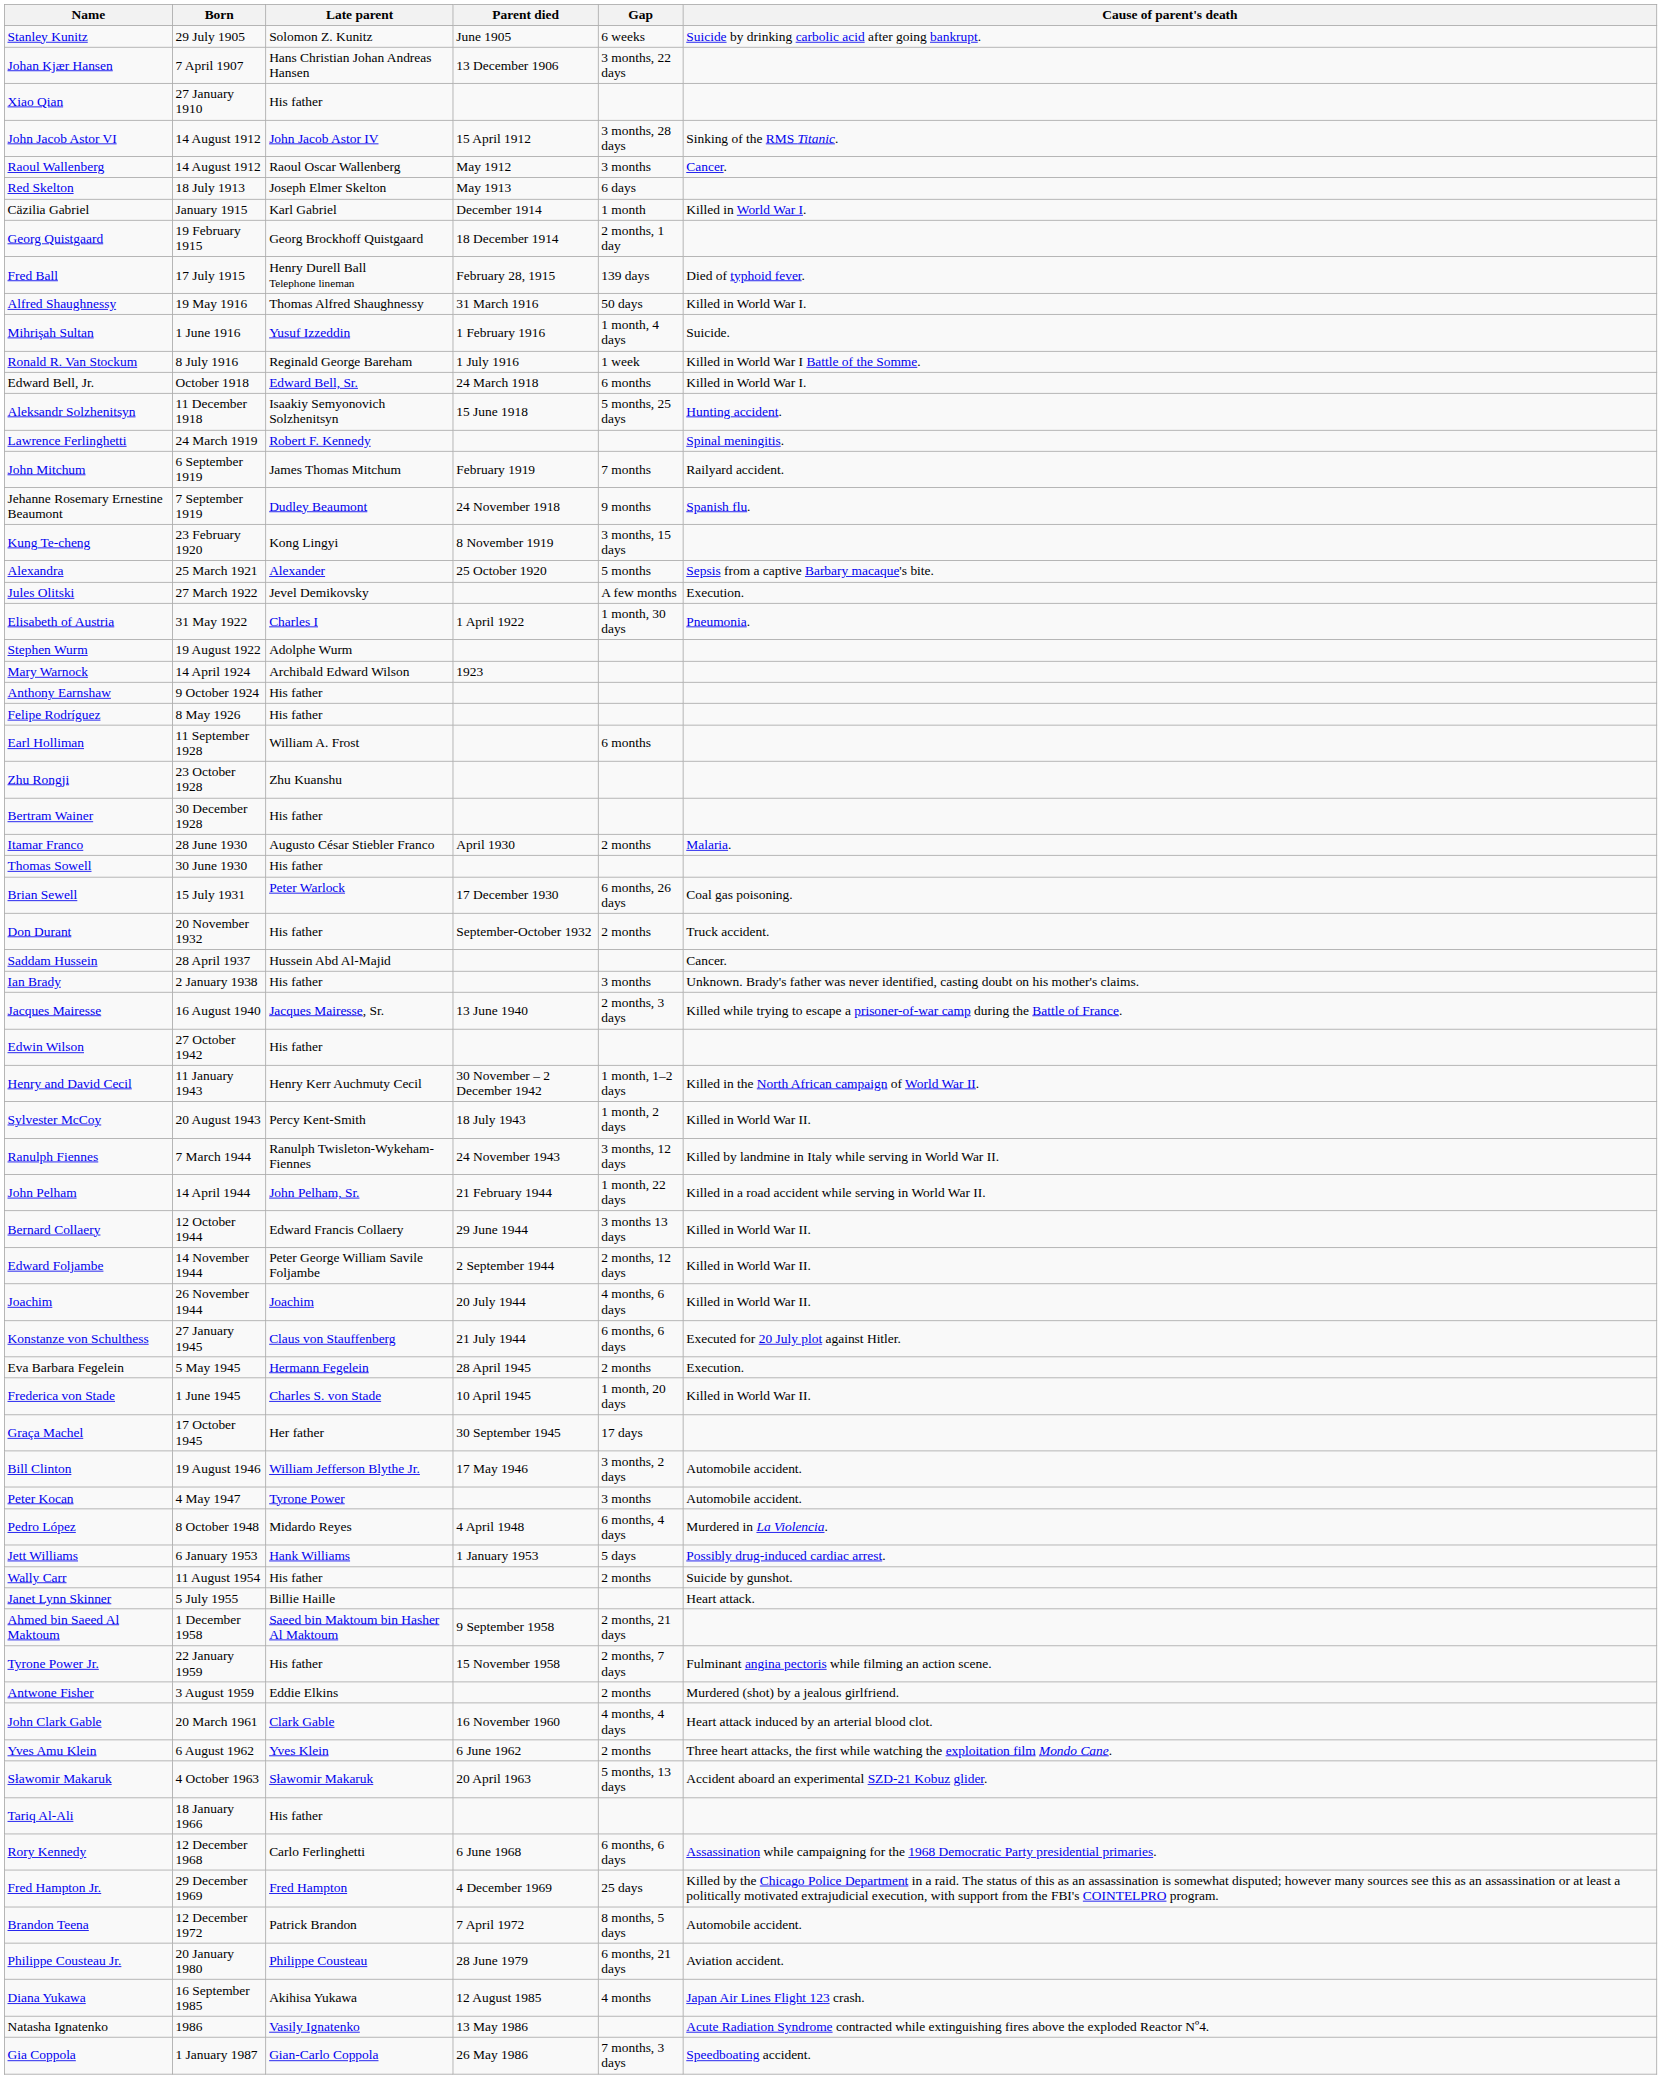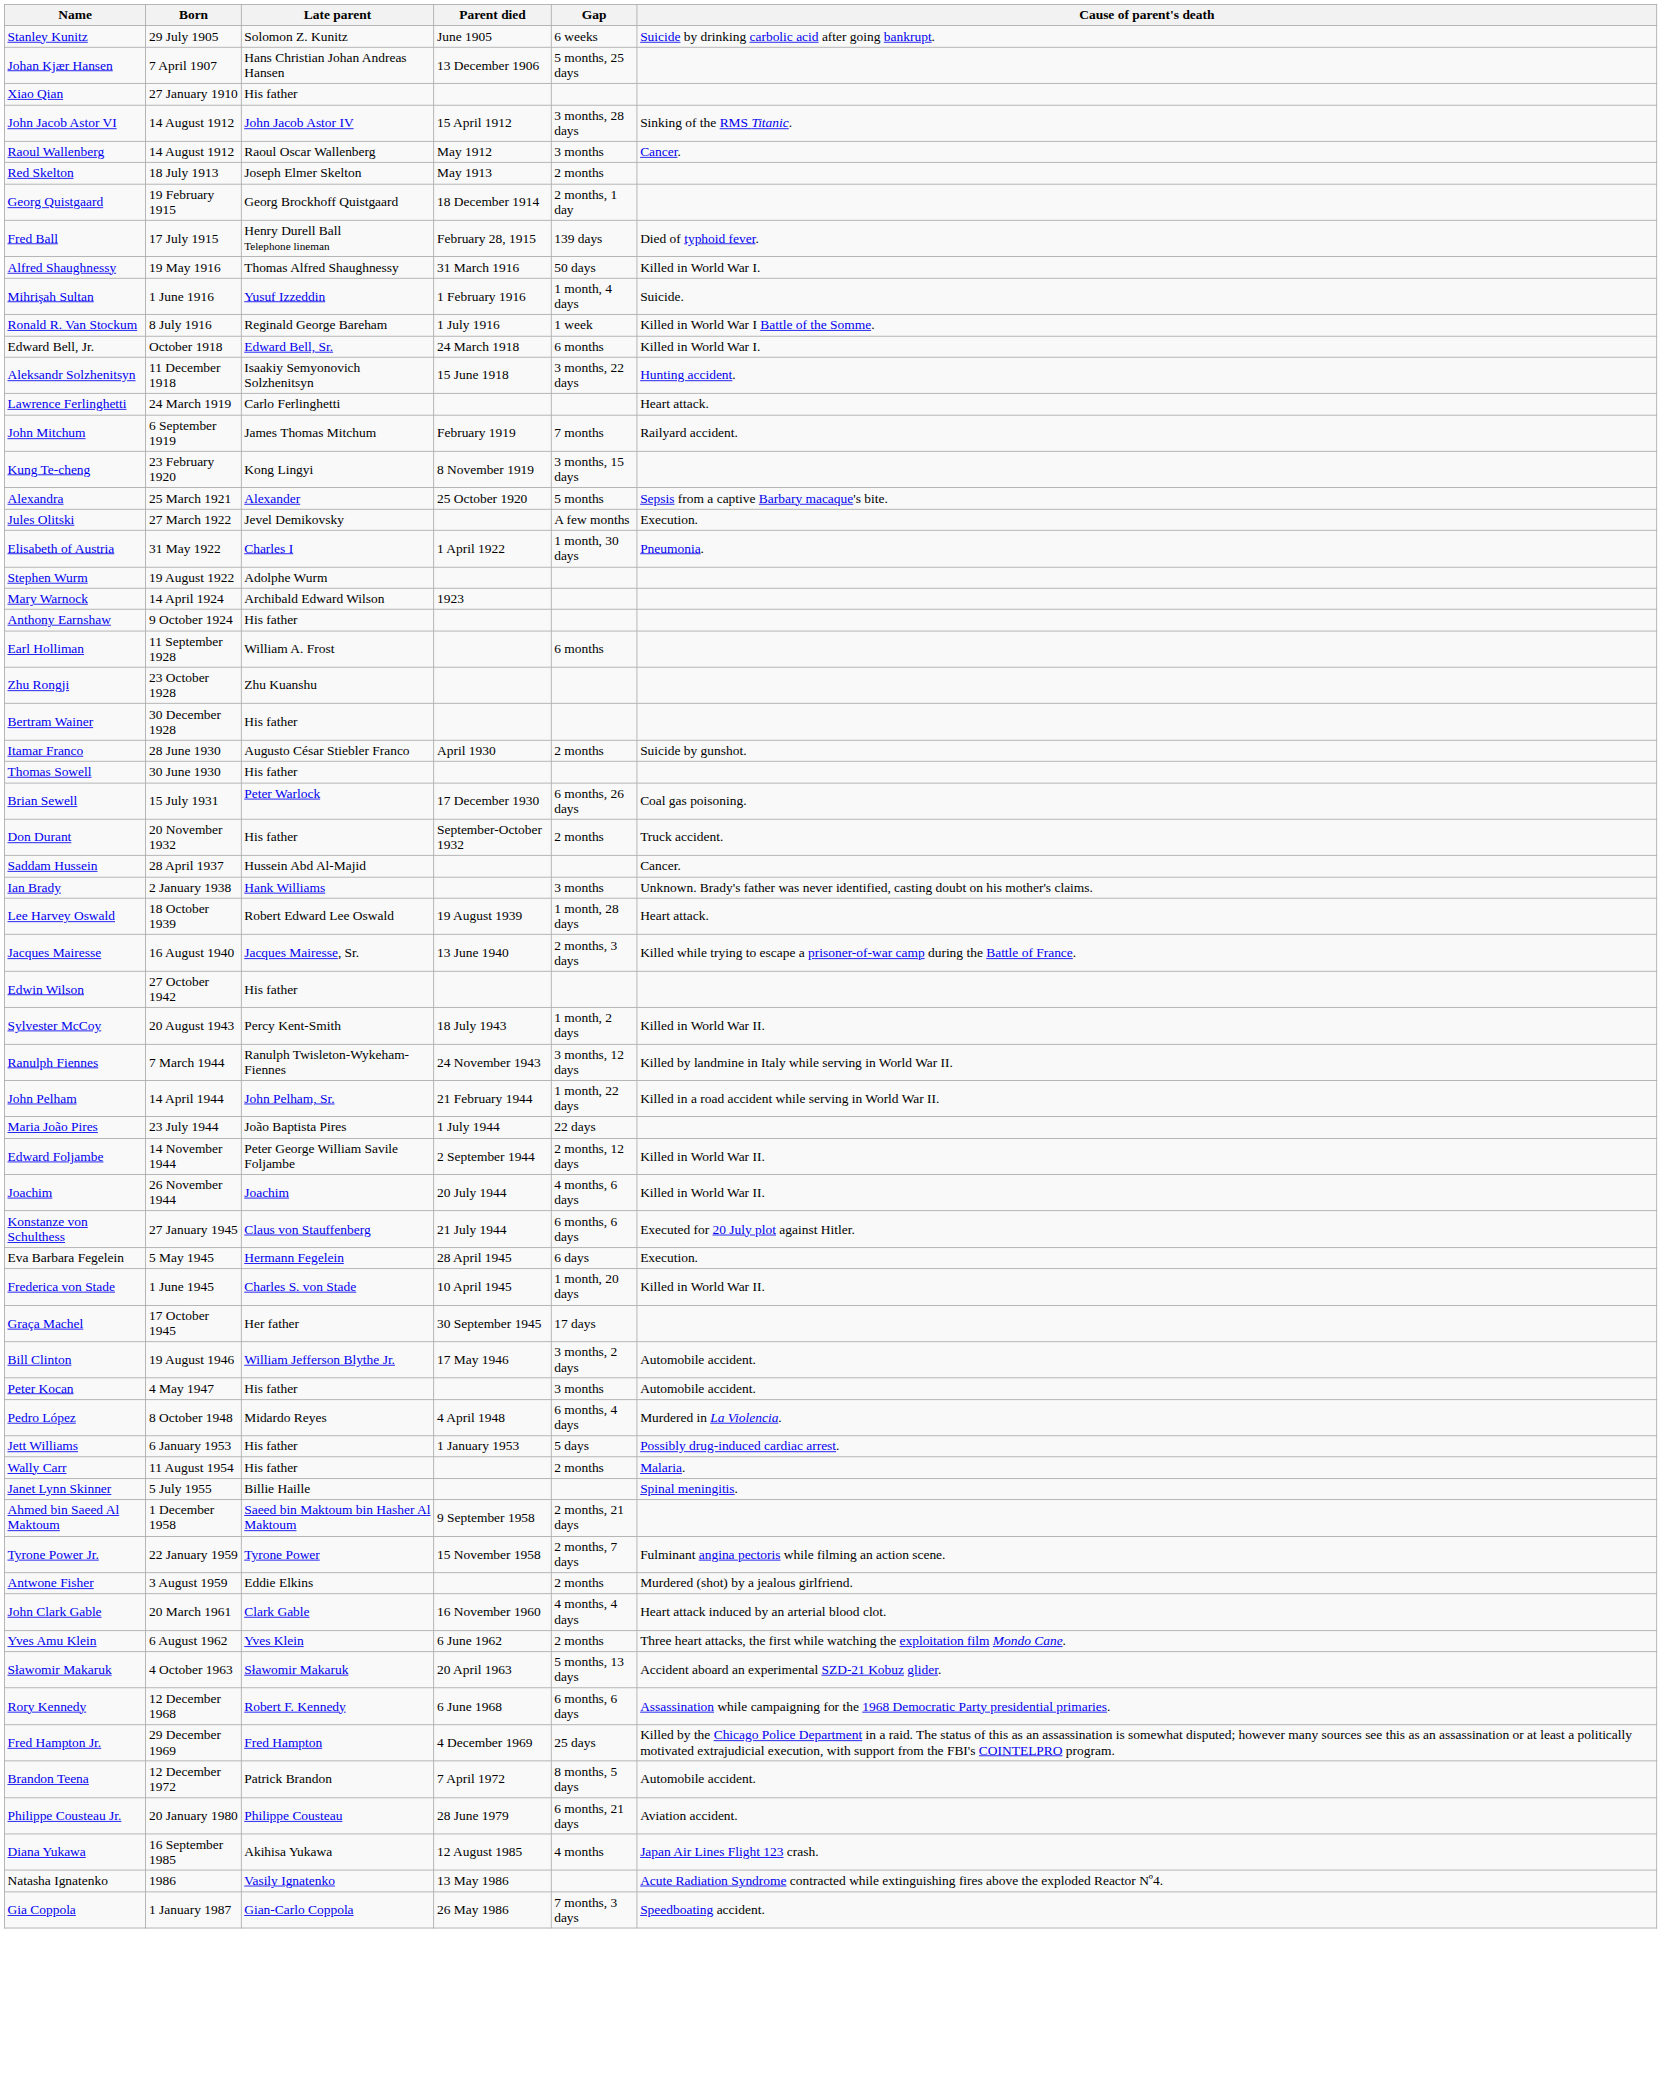(636, 65) 3 months, 22 days -> (589, 65) 5 months, 25 days
(619, 188) 6 days -> (579, 173) 2 months
- row: (48, 209)
(636, 411) 5 months, 25 days -> (589, 375) 3 months, 22 days
(320, 440) Robert F. Kennedy -> (292, 404) Carlo Ferlinghetti
(735, 440) Spinal meningitis. -> (674, 404) Heart attack.
- row: (85, 506)
- row: (54, 714)
(709, 844) Malaria. -> (693, 750) Suicide by gunshot.
(296, 981) His father -> (285, 887) Hank Williams
+ row: (61, 916)
- row: (70, 1083)
+ row: (53, 1127)
- row: (54, 1229)
(626, 1367) 2 months -> (572, 1258) 6 days
(307, 1498) Tyrone Power -> (271, 1388) His father
(310, 1555) Hank Williams -> (271, 1446) His father
(739, 1577) Suicide by gunshot. -> (663, 1467) Malaria.
(721, 1598) Heart attack. -> (689, 1489) Spinal meningitis.
(296, 1663) His father -> (282, 1554) Tyrone Power
- row: (40, 1815)
(317, 1852) Carlo Ferlinghetti -> (295, 1706) Robert F. Kennedy
